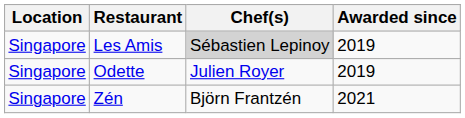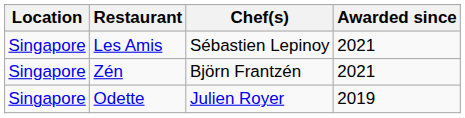(260, 44) lightgrey background -> (260, 44) no background
(356, 44) 2019 -> (356, 44) 2021
rows swapped: (119, 71) <-> (108, 98)
